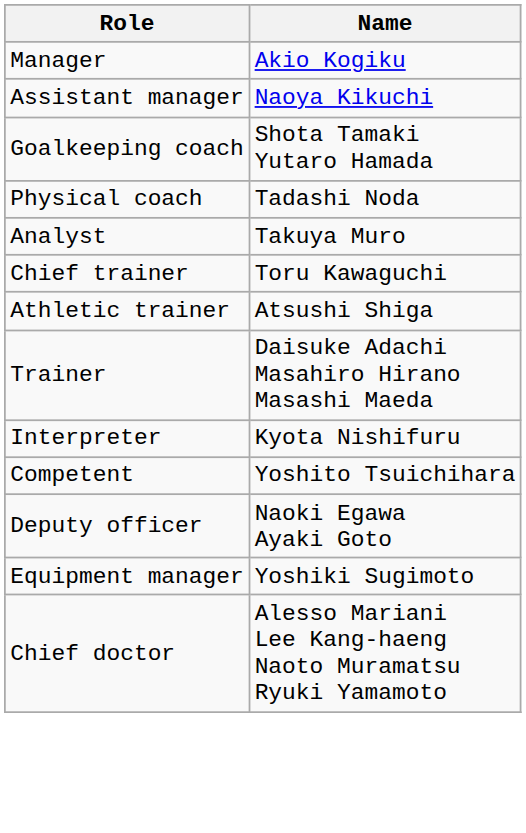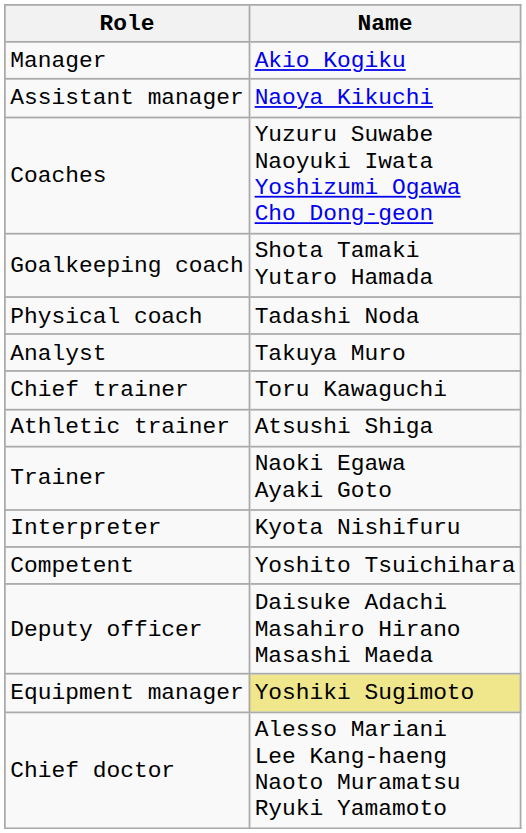+ row: (58, 175)
(358, 375) Daisuke Adachi Masahiro Hirano Masashi Maeda -> (330, 478) Naoki Egawa Ayaki Goto
(330, 526) Naoki Egawa Ayaki Goto -> (358, 629) Daisuke Adachi Masahiro Hirano Masashi Maeda
(364, 577) no background -> (364, 693) khaki background
